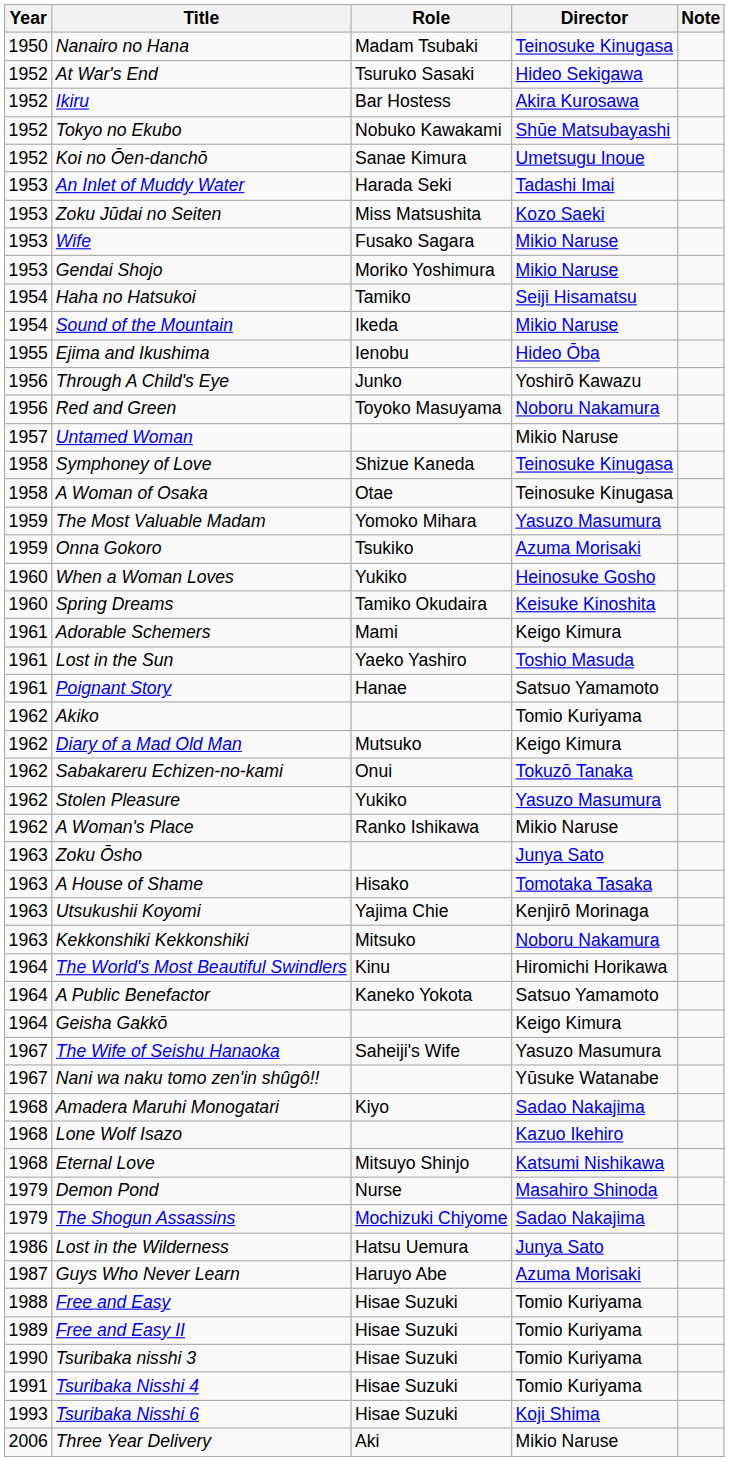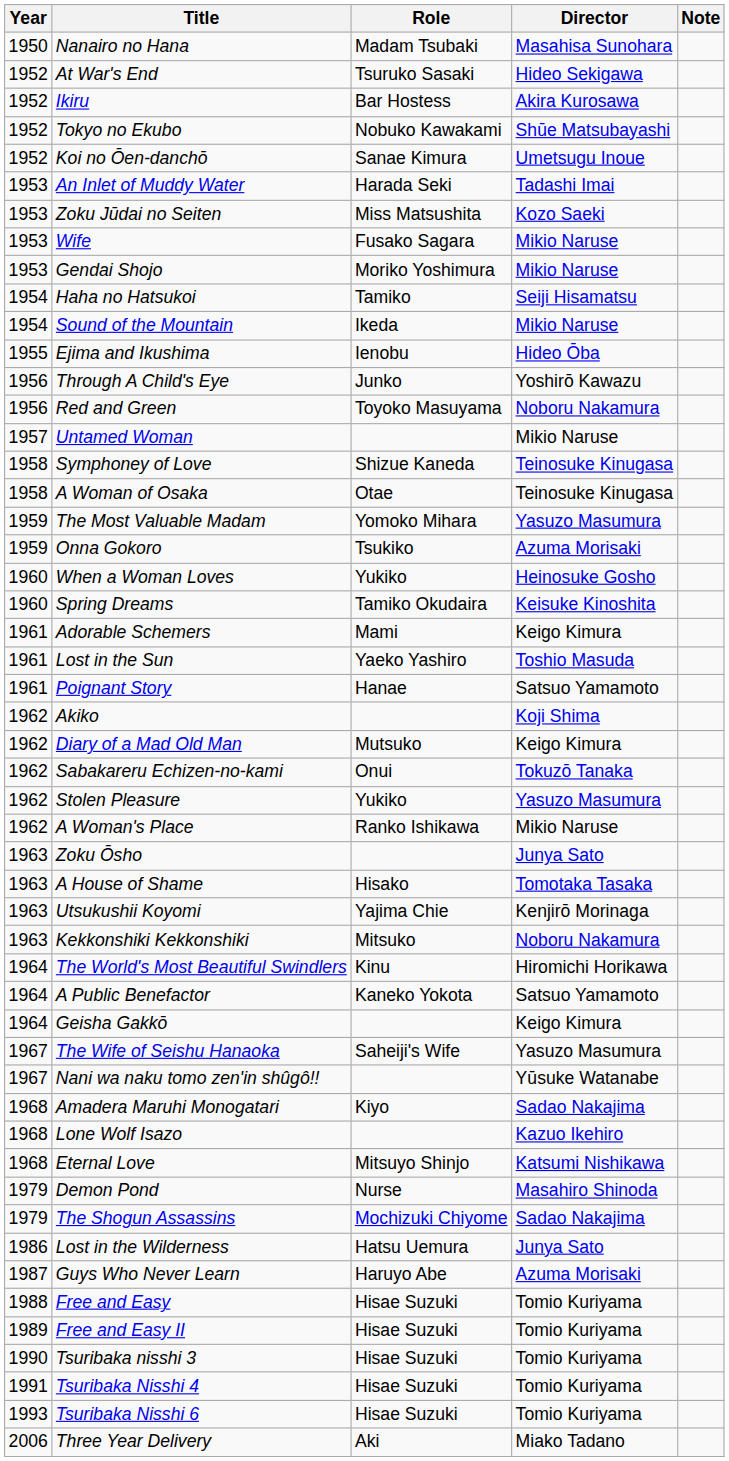(594, 46) Teinosuke Kinugasa -> (594, 46) Masahisa Sunohara
(579, 716) Tomio Kuriyama -> (558, 716) Koji Shima
(558, 1414) Koji Shima -> (579, 1414) Tomio Kuriyama
(567, 1441) Mikio Naruse -> (570, 1441) Miako Tadano
